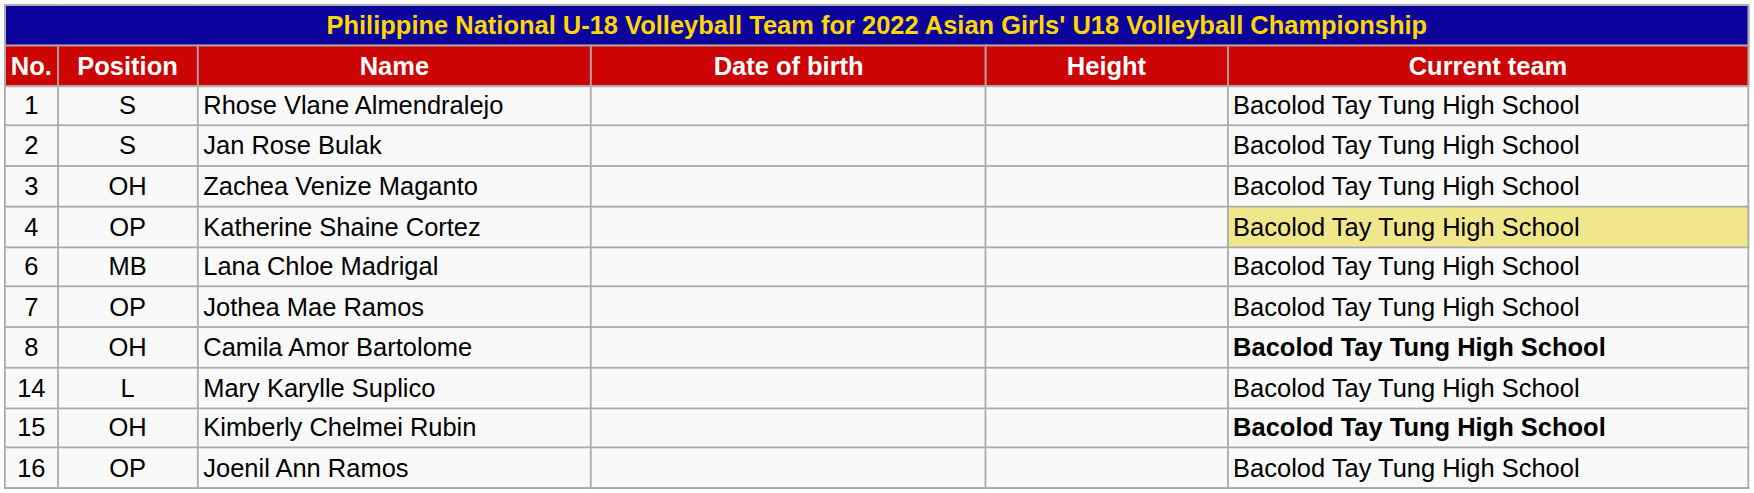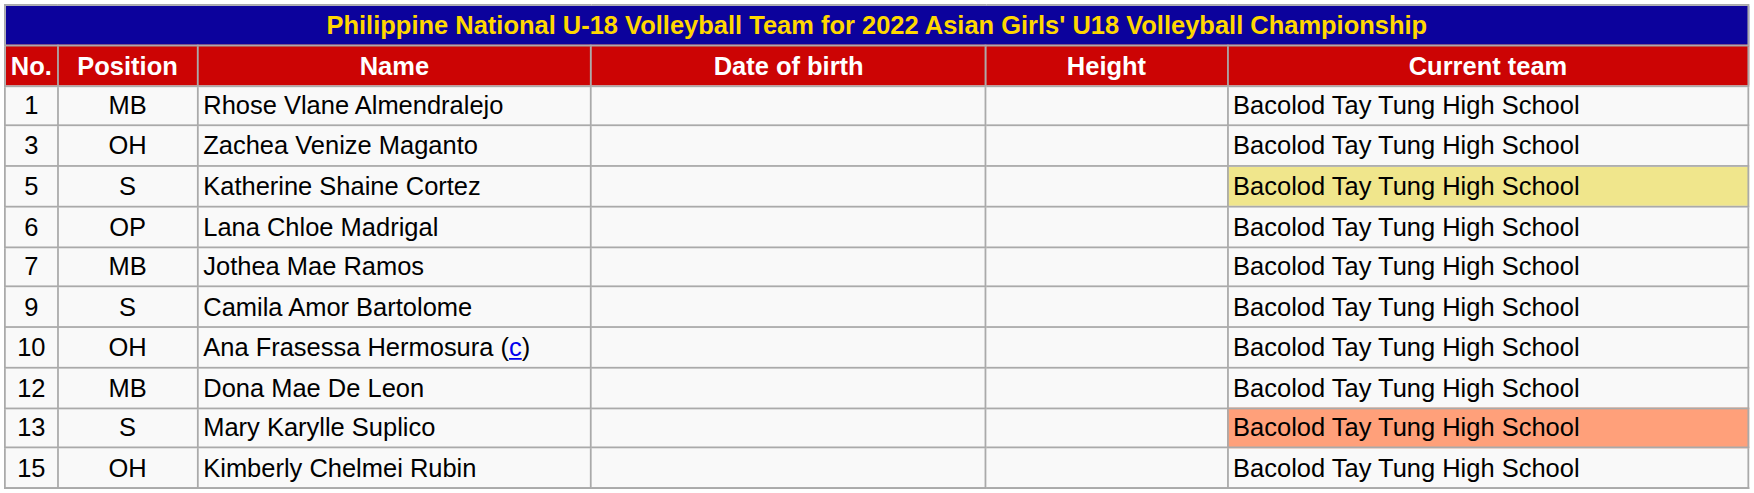(128, 106) S -> (128, 106) MB
- row: (292, 146)
(31, 227) 4 -> (31, 186) 5
(128, 227) OP -> (128, 186) S
(128, 267) MB -> (128, 227) OP
(128, 307) OP -> (128, 267) MB
(31, 348) 8 -> (31, 307) 9
(128, 348) OH -> (128, 307) S
(1419, 348) bold -> (1406, 307) normal
+ row: (367, 348)
+ row: (314, 388)
(31, 388) 14 -> (31, 428) 13
(128, 388) L -> (128, 428) S
(1406, 388) no background -> (1406, 428) lightsalmon background
(1419, 428) bold -> (1406, 468) normal
- row: (306, 468)
